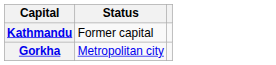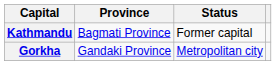+ column: (124, 13)
